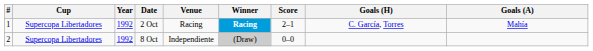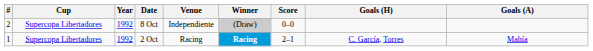rows swapped: (149, 25) <-> (149, 39)
